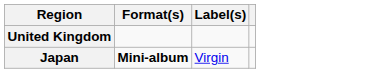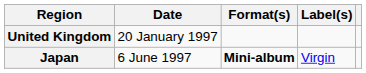+ column: (168, 15)
